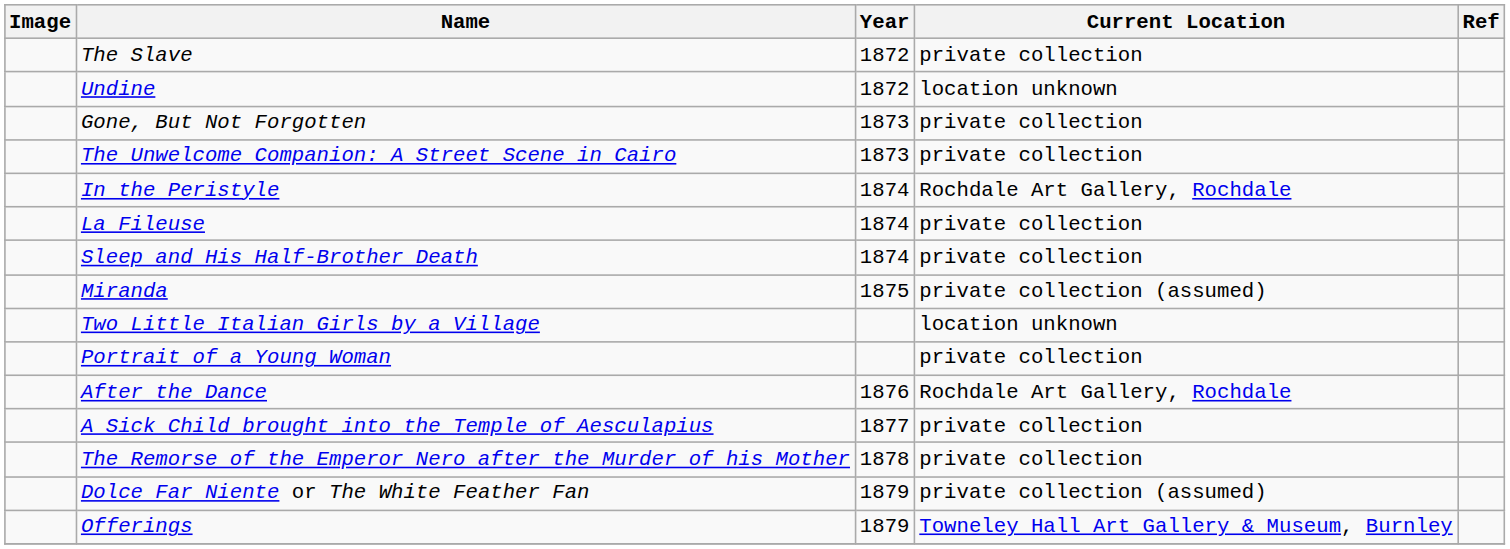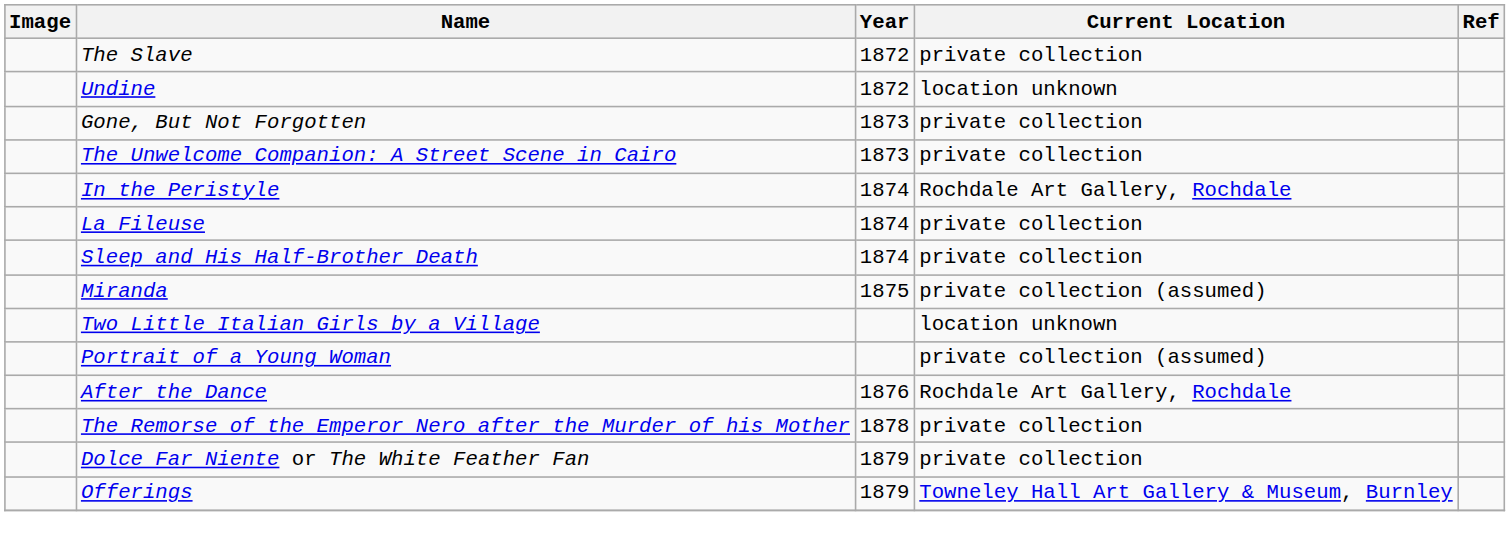(1031, 359) private collection -> (1093, 359) private collection (assumed)
- row: (397, 426)
(1093, 493) private collection (assumed) -> (1031, 460) private collection
